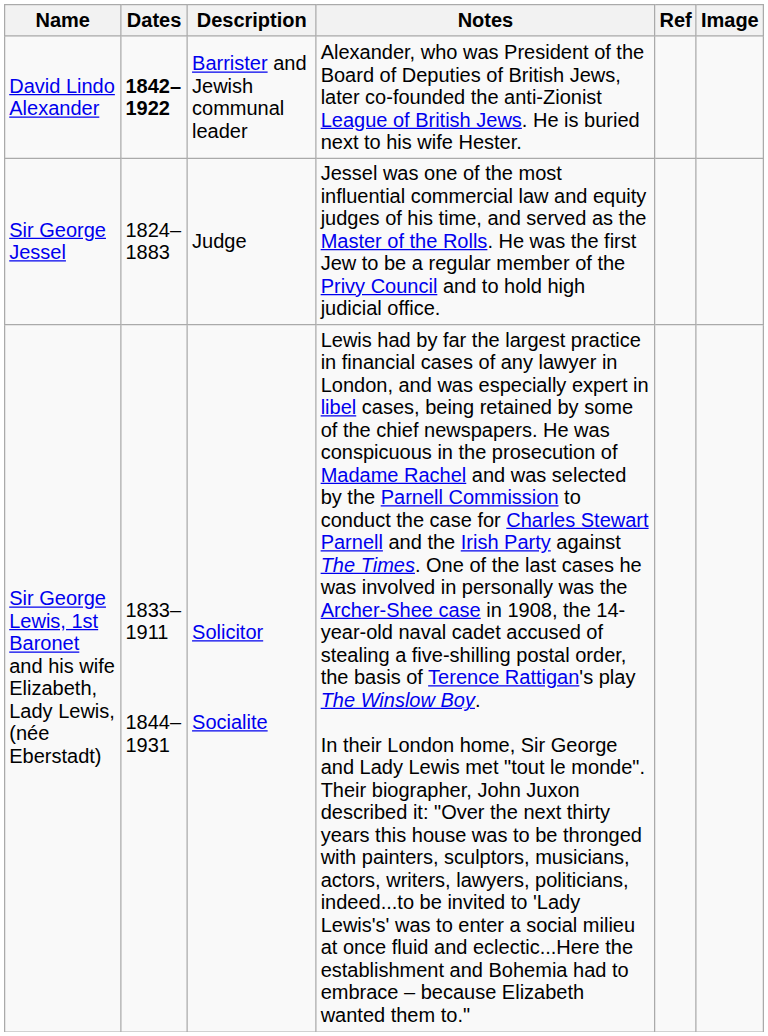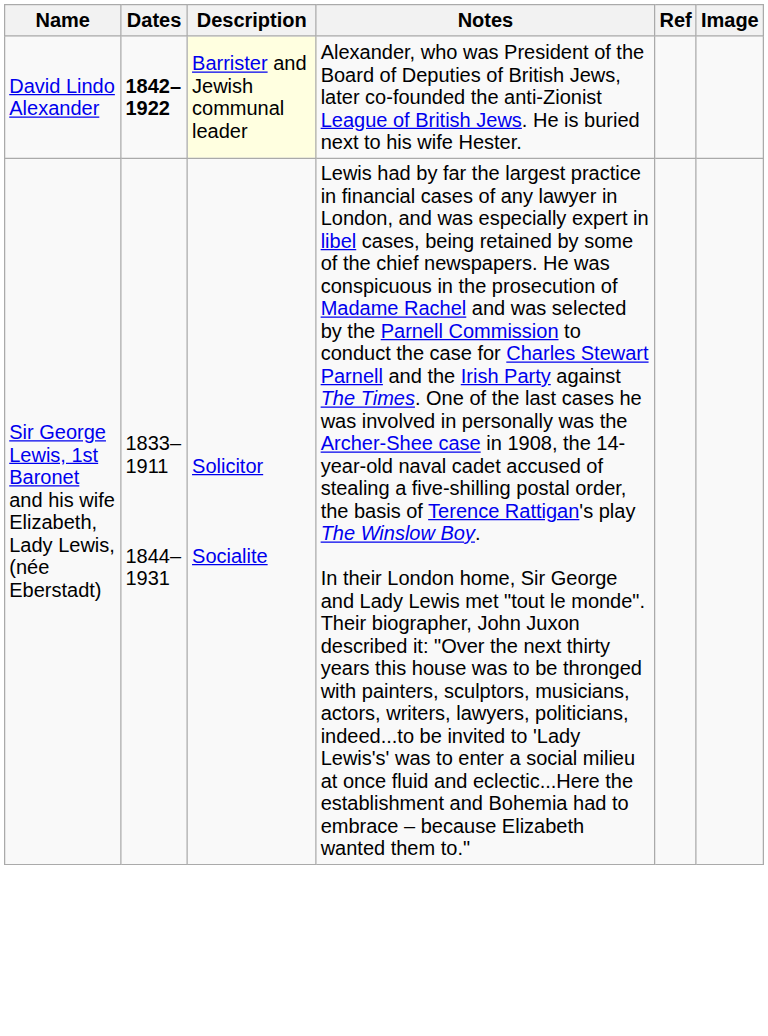(249, 97) no background -> (249, 97) lightyellow background
- row: (58, 241)
